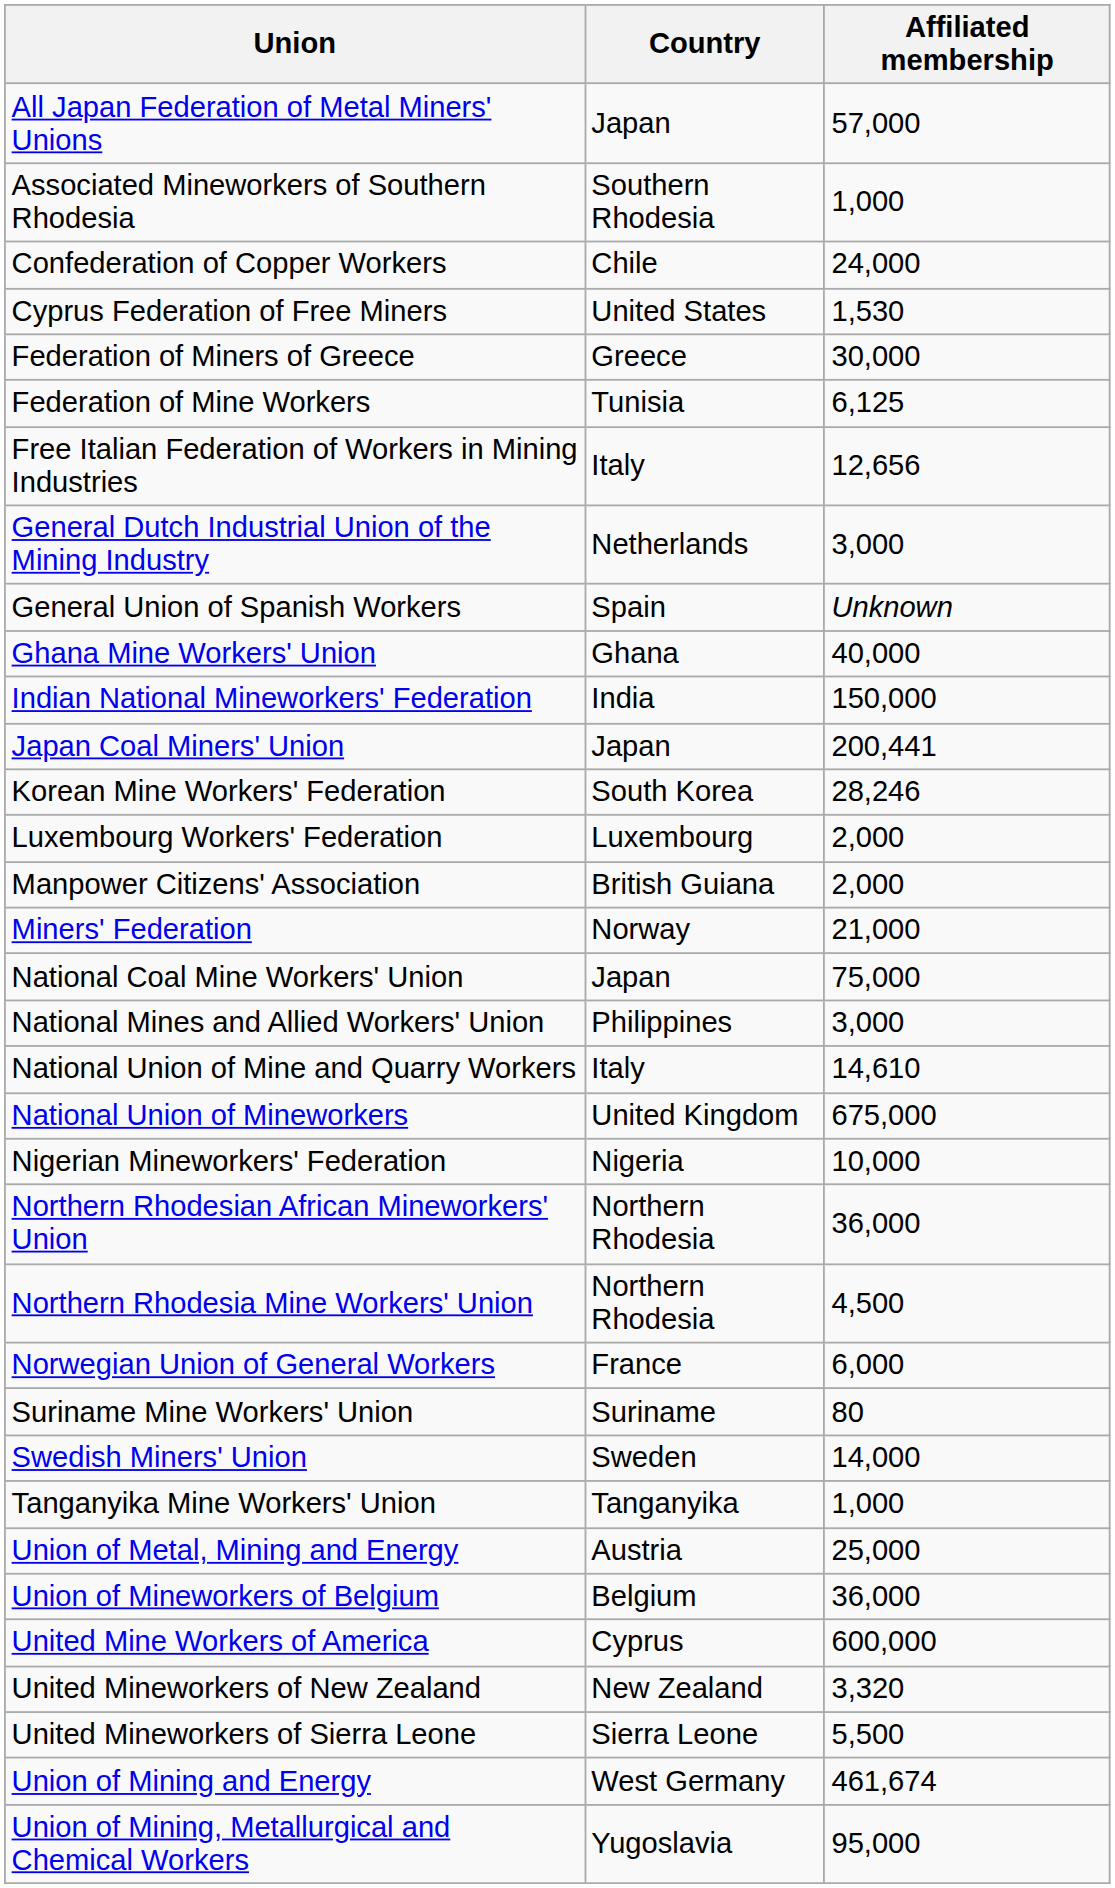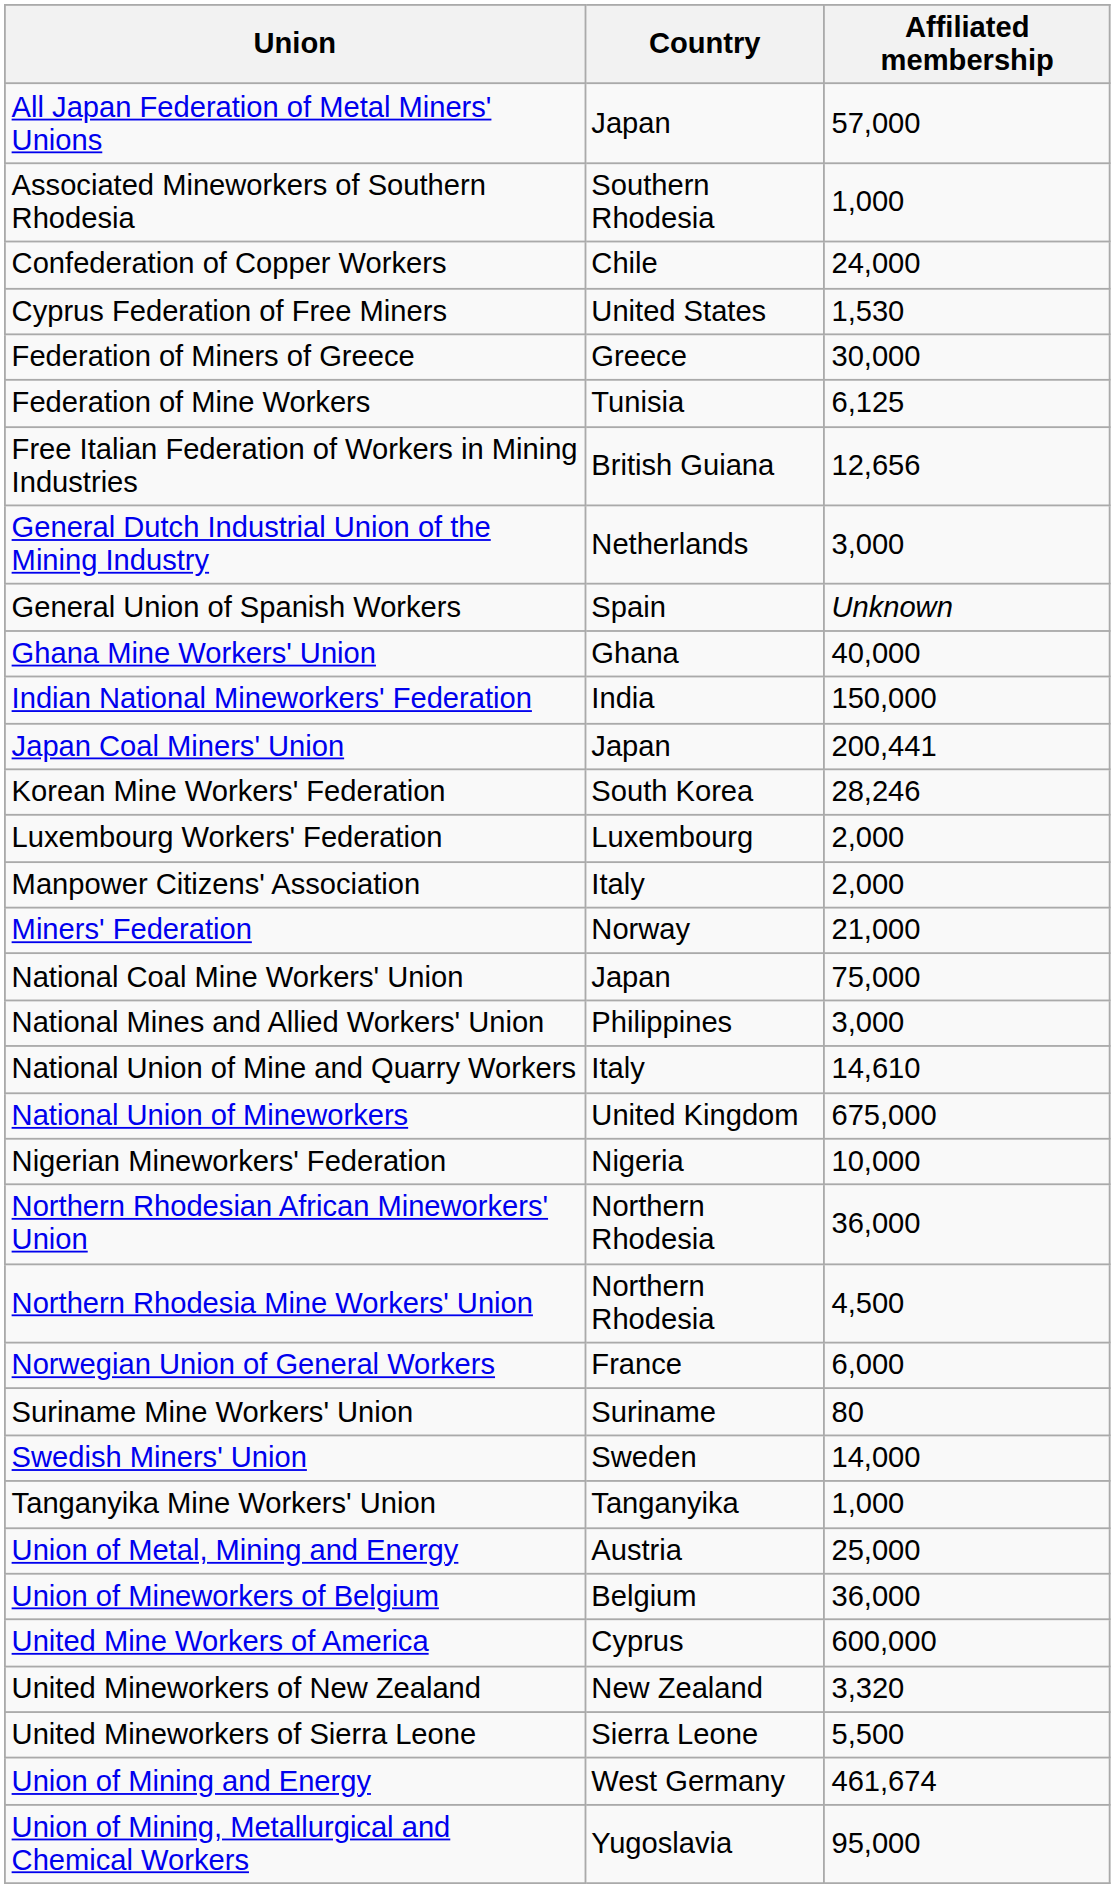(618, 465) Italy -> (683, 465) British Guiana
(683, 884) British Guiana -> (618, 884) Italy
